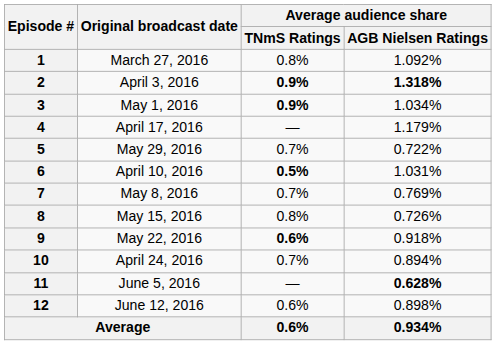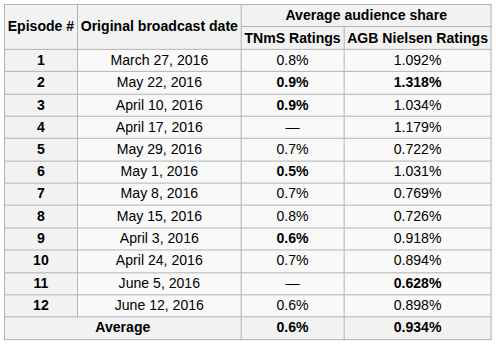(159, 82) April 3, 2016 -> (159, 82) May 22, 2016
(159, 104) May 1, 2016 -> (159, 104) April 10, 2016
(159, 171) April 10, 2016 -> (159, 171) May 1, 2016
(159, 238) May 22, 2016 -> (159, 238) April 3, 2016
